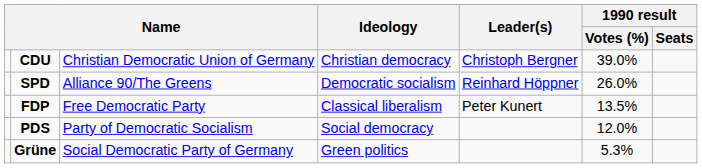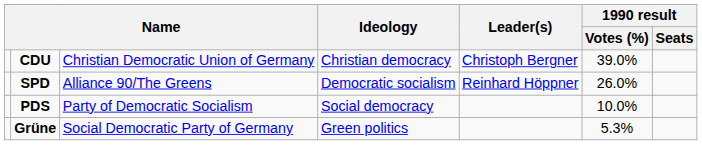- row: (35, 106)
(617, 128) 12.0% -> (617, 106) 10.0%
